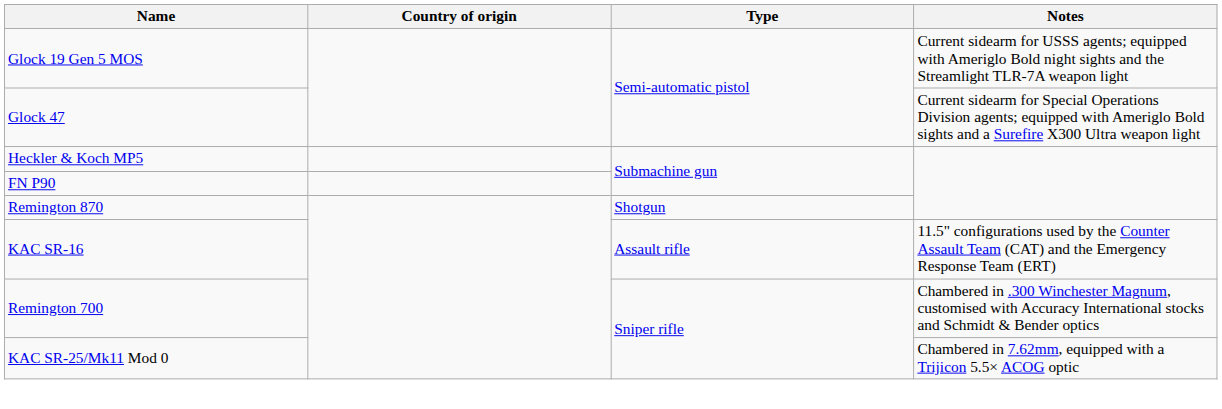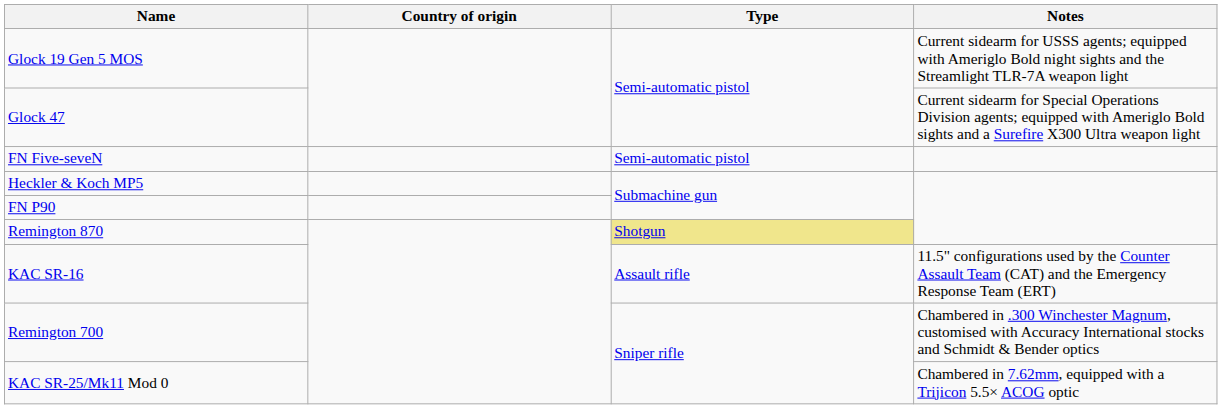+ row: (55, 158)
(640, 207) no background -> (640, 231) khaki background
